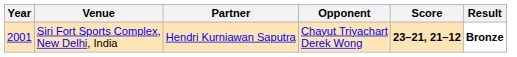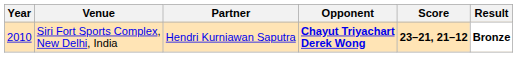(19, 37) 2001 -> (19, 37) 2010
(344, 37) normal -> (348, 37) bold
